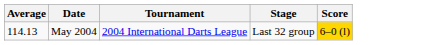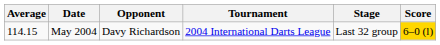+ column: (141, 13)
(22, 31) 114.13 -> (22, 31) 114.15
